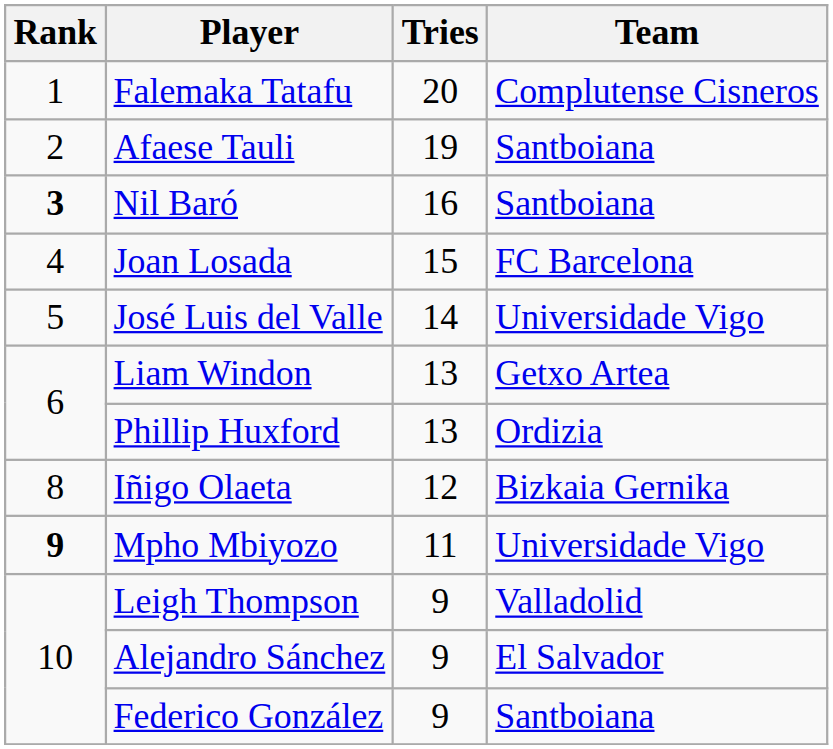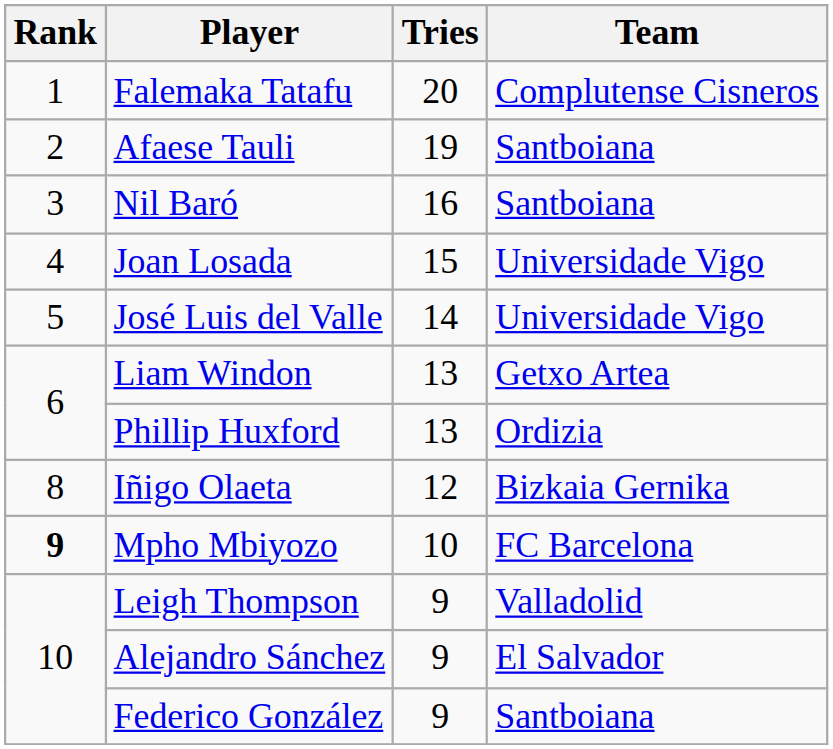(55, 203) bold -> (55, 203) normal
(594, 260) FC Barcelona -> (630, 260) Universidade Vigo
(440, 544) 11 -> (440, 544) 10
(630, 544) Universidade Vigo -> (594, 544) FC Barcelona
